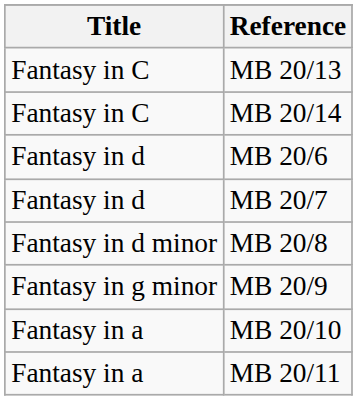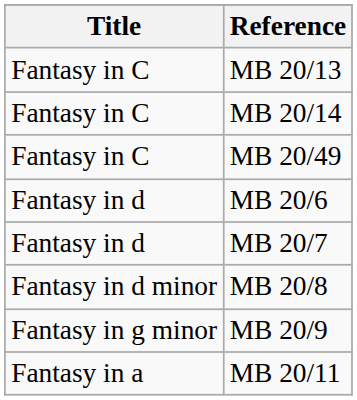+ row: (286, 156)
- row: (286, 329)
